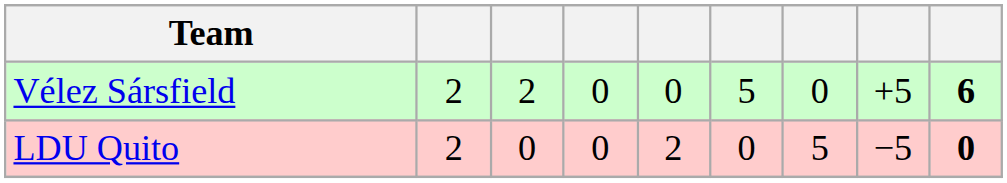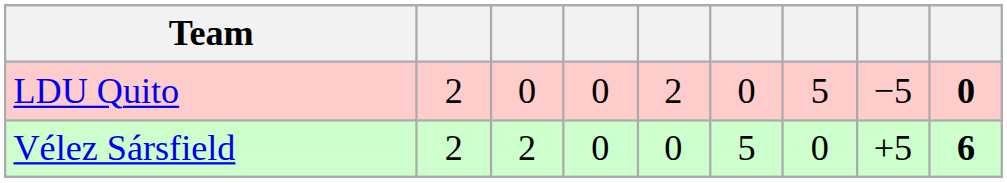rows swapped: (124, 90) <-> (96, 147)
